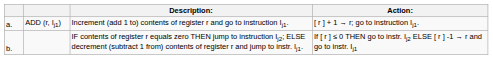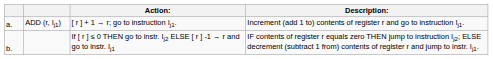columns swapped: (400, 10) <-> (191, 10)
